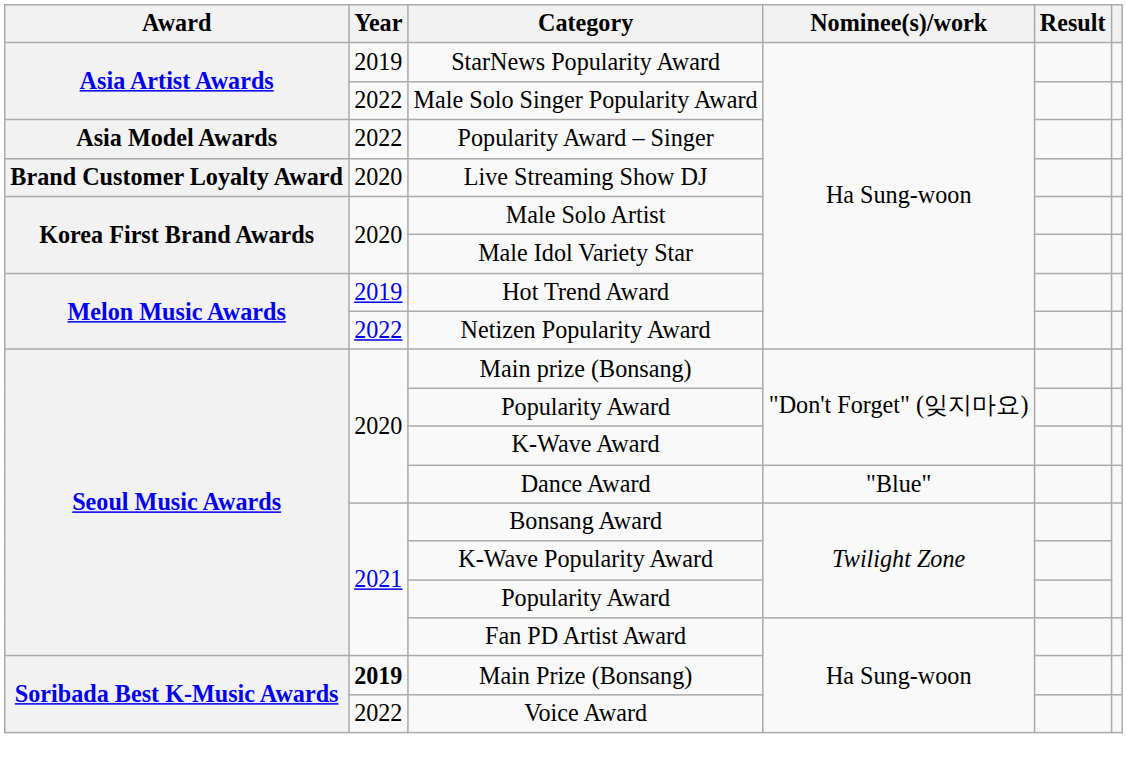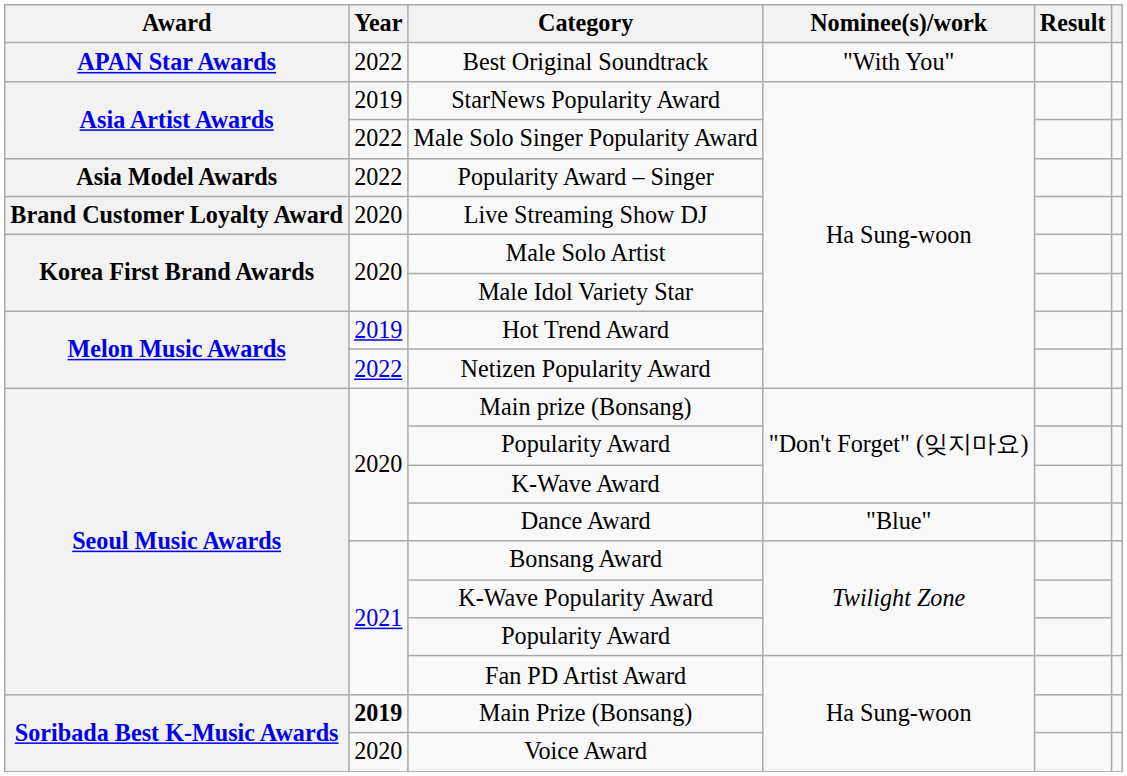+ row: (586, 61)
(378, 713) 2022 -> (378, 751) 2020
